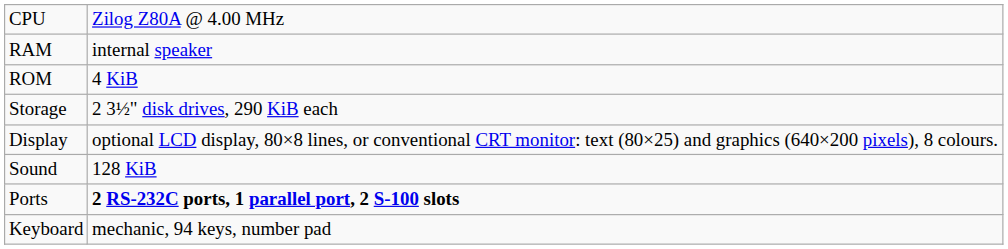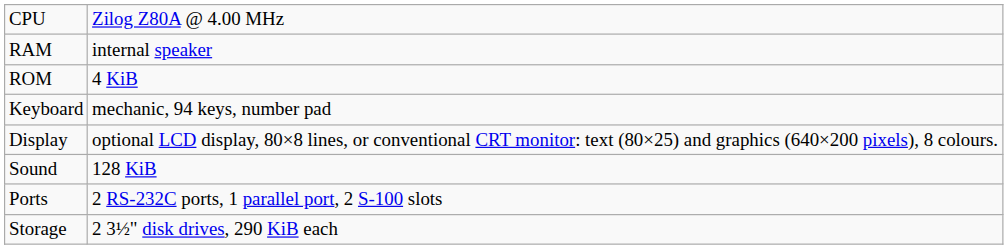rows swapped: (46, 229) <-> (38, 109)
(276, 199) bold -> (267, 199) normal
